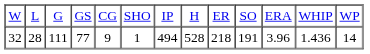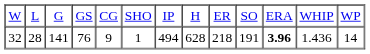(58, 37) 111 -> (59, 37) 141
(83, 37) 77 -> (84, 37) 76
(194, 37) 528 -> (195, 37) 628
(278, 37) normal -> (279, 37) bold
